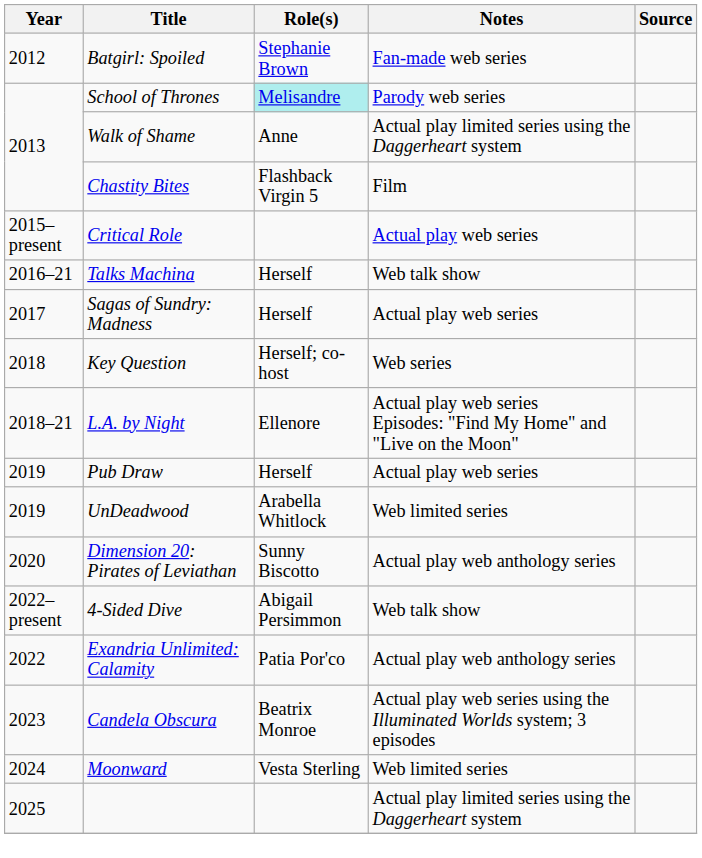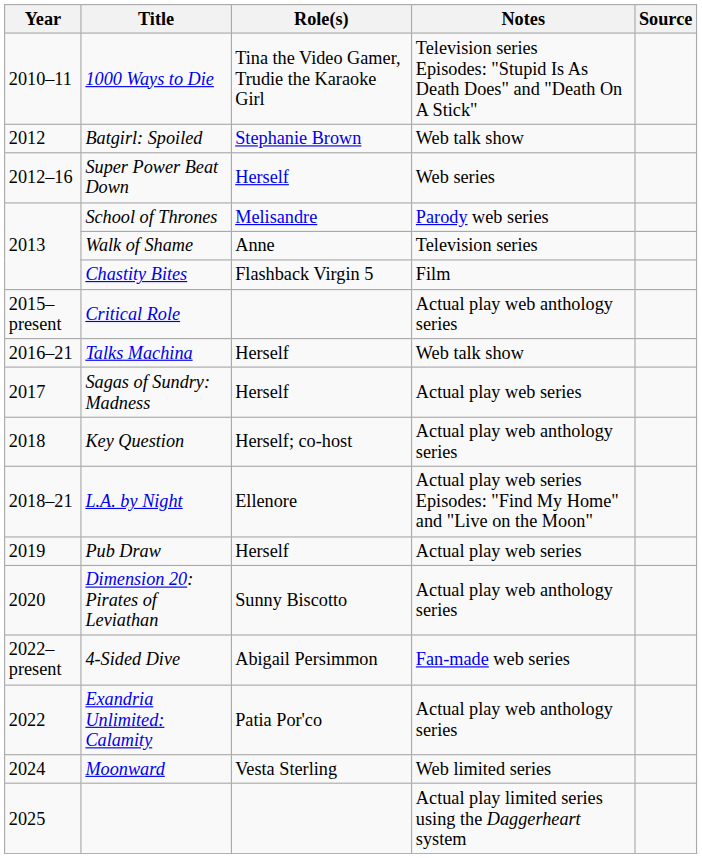+ row: (40, 78)
(450, 58) Fan-made web series -> (470, 138) Web talk show
+ row: (41, 177)
(299, 97) paleturquoise background -> (276, 216) no background
(501, 136) Actual play limited series using the Daggerheart system -> (477, 245) Television series
(455, 235) Actual play web series -> (514, 313) Actual play web anthology series
(412, 363) Web series -> (514, 441) Actual play web anthology series
- row: (27, 511)
(427, 610) Web talk show -> (493, 659) Fan-made web series
- row: (27, 719)
